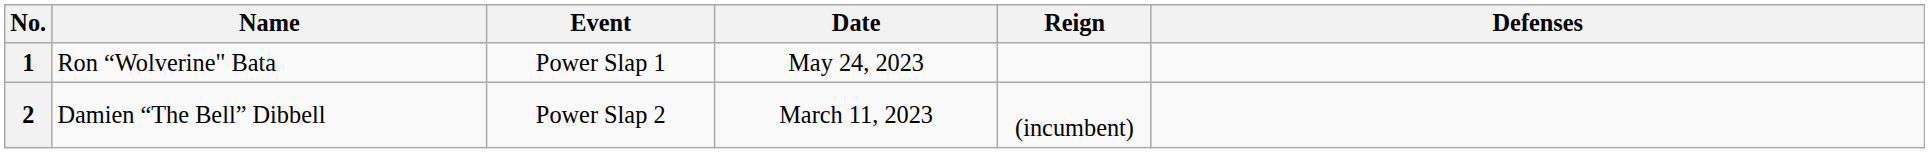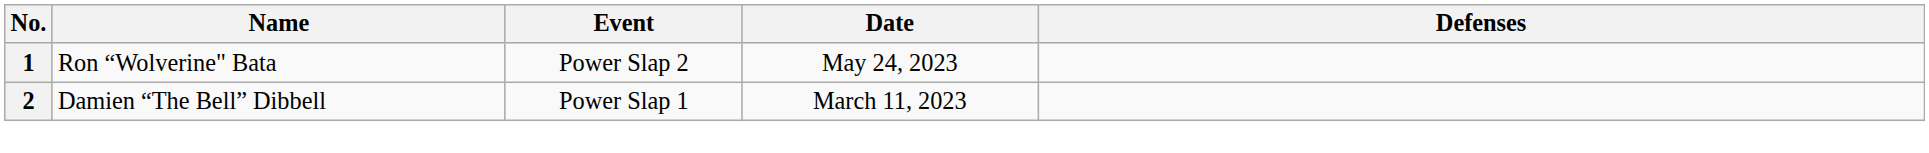- column: (1075, 23)
(601, 62) Power Slap 1 -> (624, 62) Power Slap 2
(601, 114) Power Slap 2 -> (624, 100) Power Slap 1
